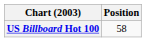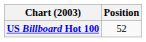(121, 28) 58 -> (121, 28) 52
